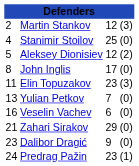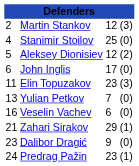(9, 69) 8 -> (9, 69) 6
(126, 127) (0) -> (126, 127) (1)
